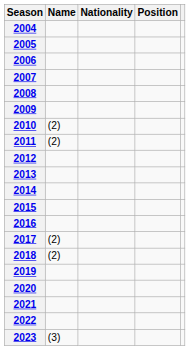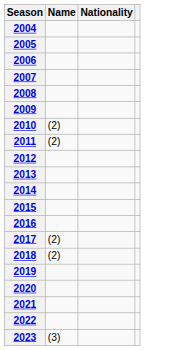- column: (158, 12)
